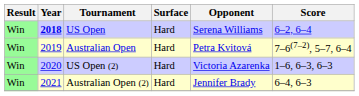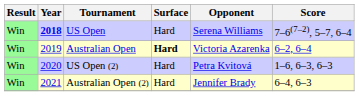(293, 29) 6–2, 6–4 -> (313, 31) 7–6(7–2), 5–7, 6–4
(164, 47) normal -> (166, 49) bold
(222, 47) Petra Kvitová -> (231, 49) Victoria Azarenka
(313, 47) 7–6(7–2), 5–7, 6–4 -> (293, 49) 6–2, 6–4
(231, 65) Victoria Azarenka -> (222, 65) Petra Kvitová
